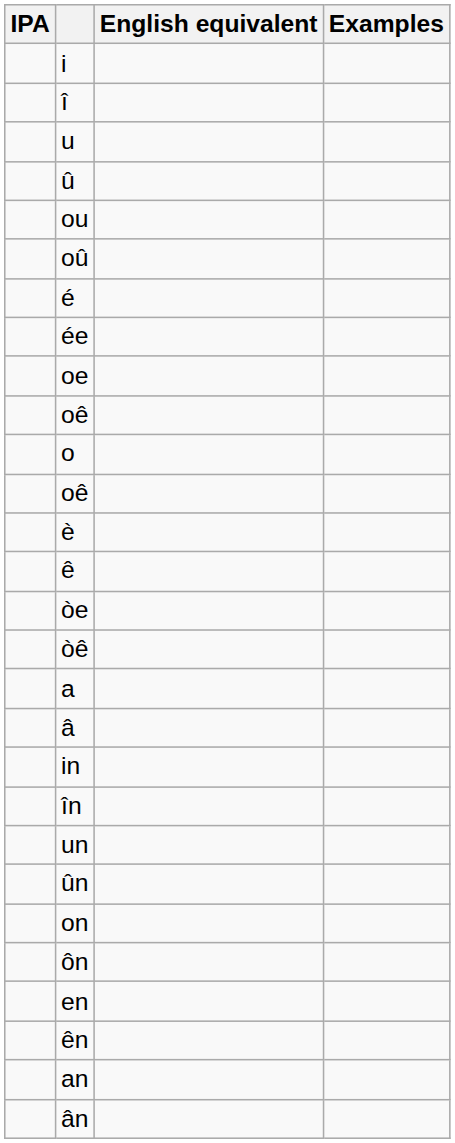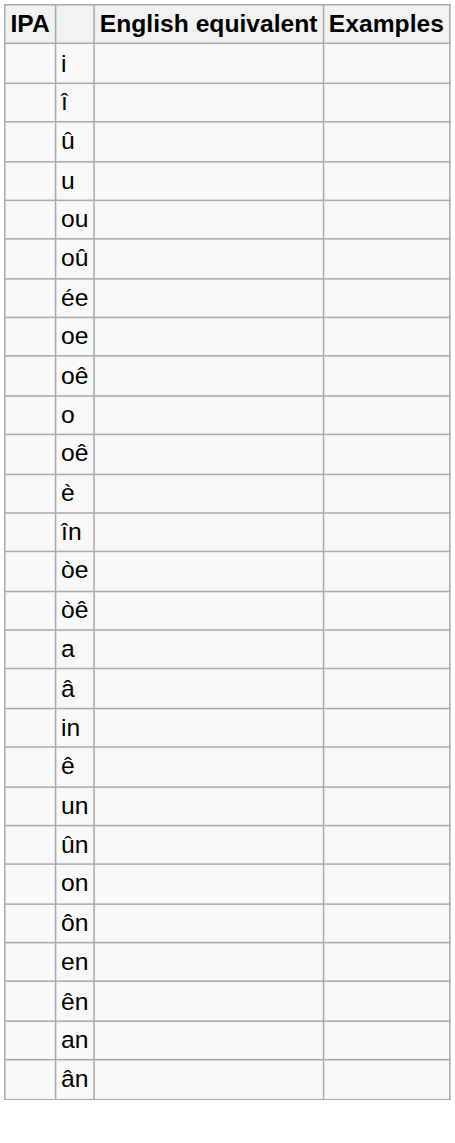rows swapped: (30, 142) <-> (30, 181)
- row: (30, 298)
rows swapped: (30, 571) <-> (30, 806)
